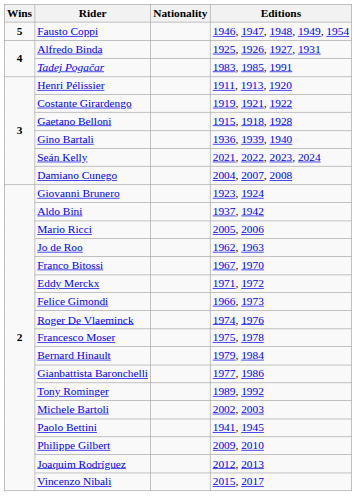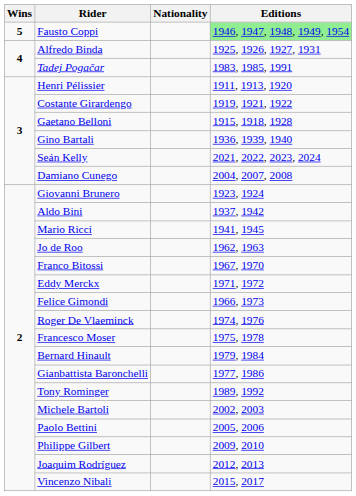(281, 31) no background -> (281, 31) lightgreen background
(238, 229) 2005, 2006 -> (238, 229) 1941, 1945
(238, 427) 1941, 1945 -> (238, 427) 2005, 2006
